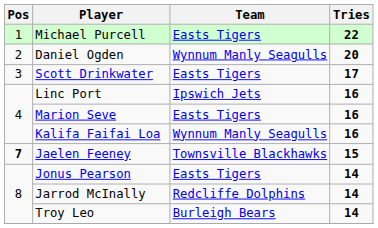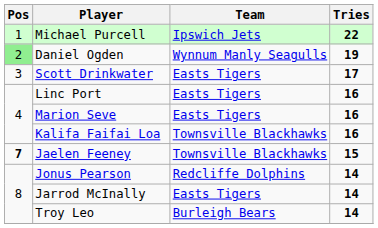(217, 34) Easts Tigers -> (217, 34) Ipswich Jets
(18, 54) no background -> (18, 54) lightgreen background
(351, 54) 20 -> (351, 54) 19
(217, 94) Ipswich Jets -> (217, 94) Easts Tigers
(250, 134) Wynnum Manly Seagulls -> (250, 134) Townsville Blackhawks
(217, 174) Easts Tigers -> (239, 174) Redcliffe Dolphins
(239, 194) Redcliffe Dolphins -> (217, 194) Easts Tigers
